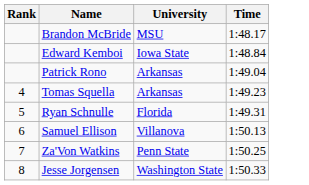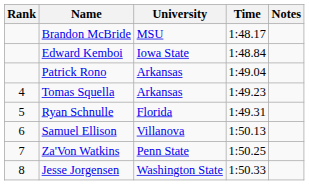+ column: (286, 14)
